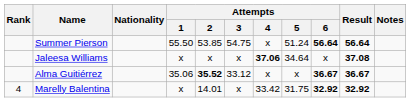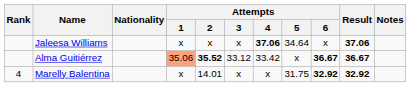- row: (71, 43)
(357, 58) 37.08 -> (357, 43) 37.06
(181, 74) no background -> (181, 58) lightsalmon background
(268, 74) x -> (268, 58) 33.42
(268, 89) 33.42 -> (268, 74) x
